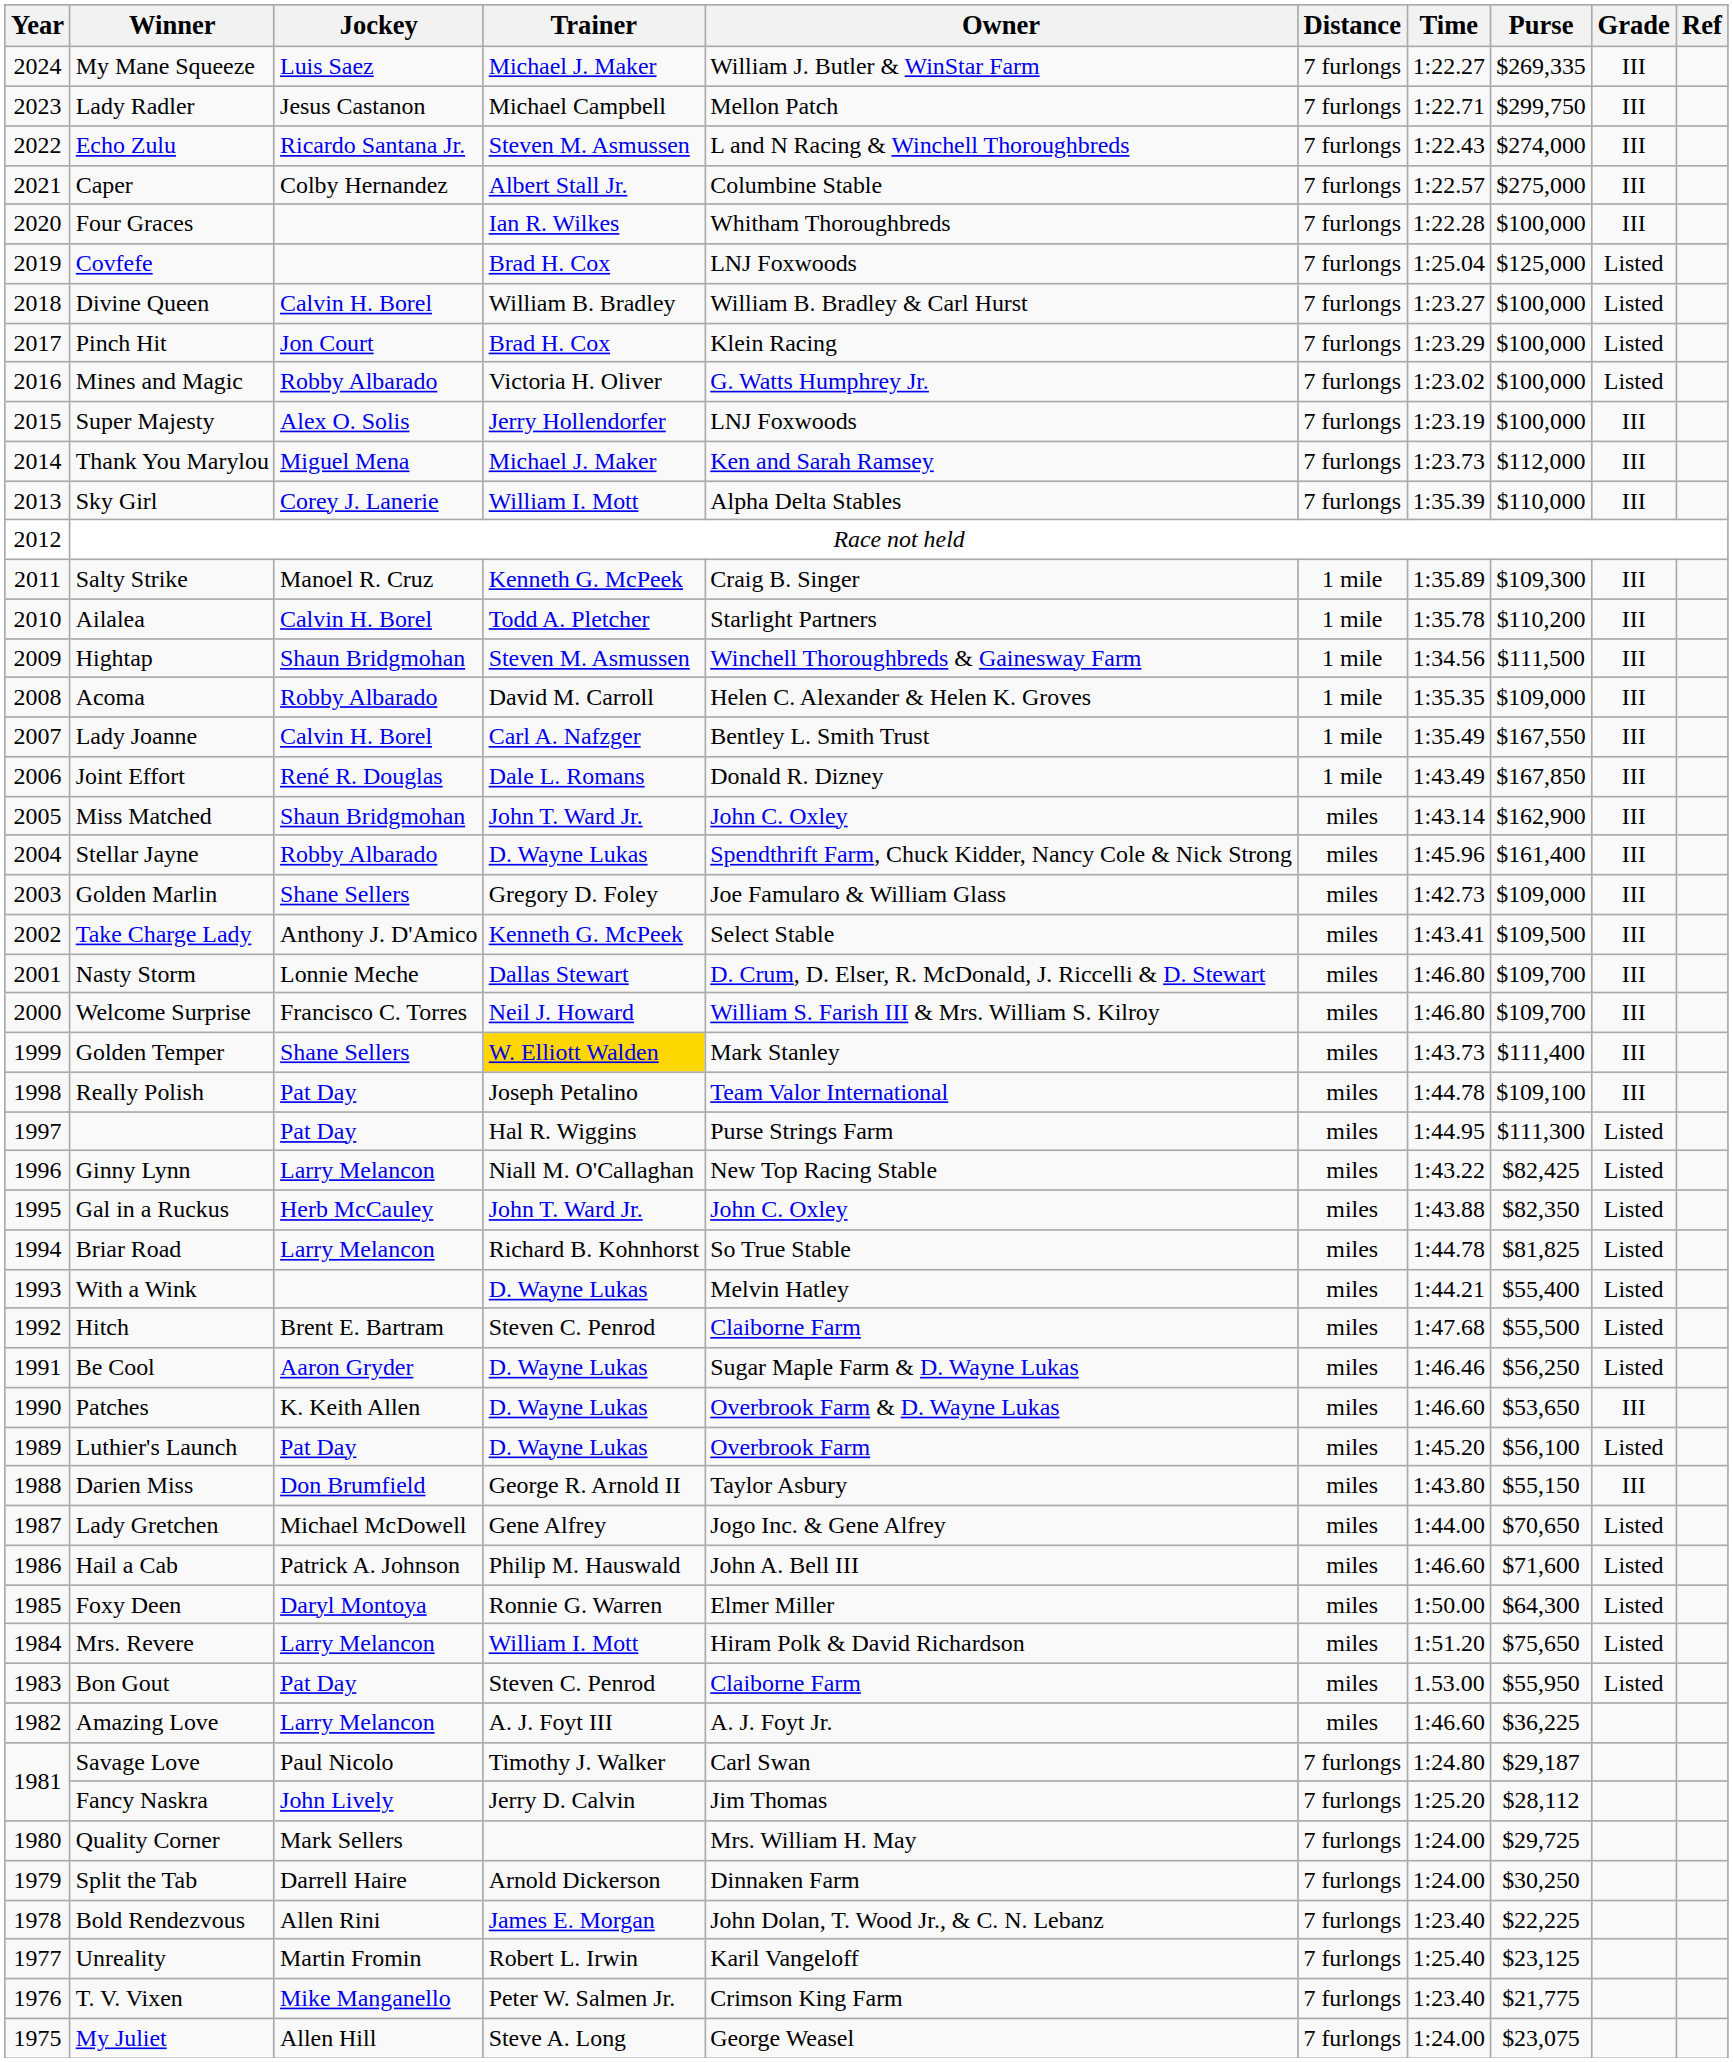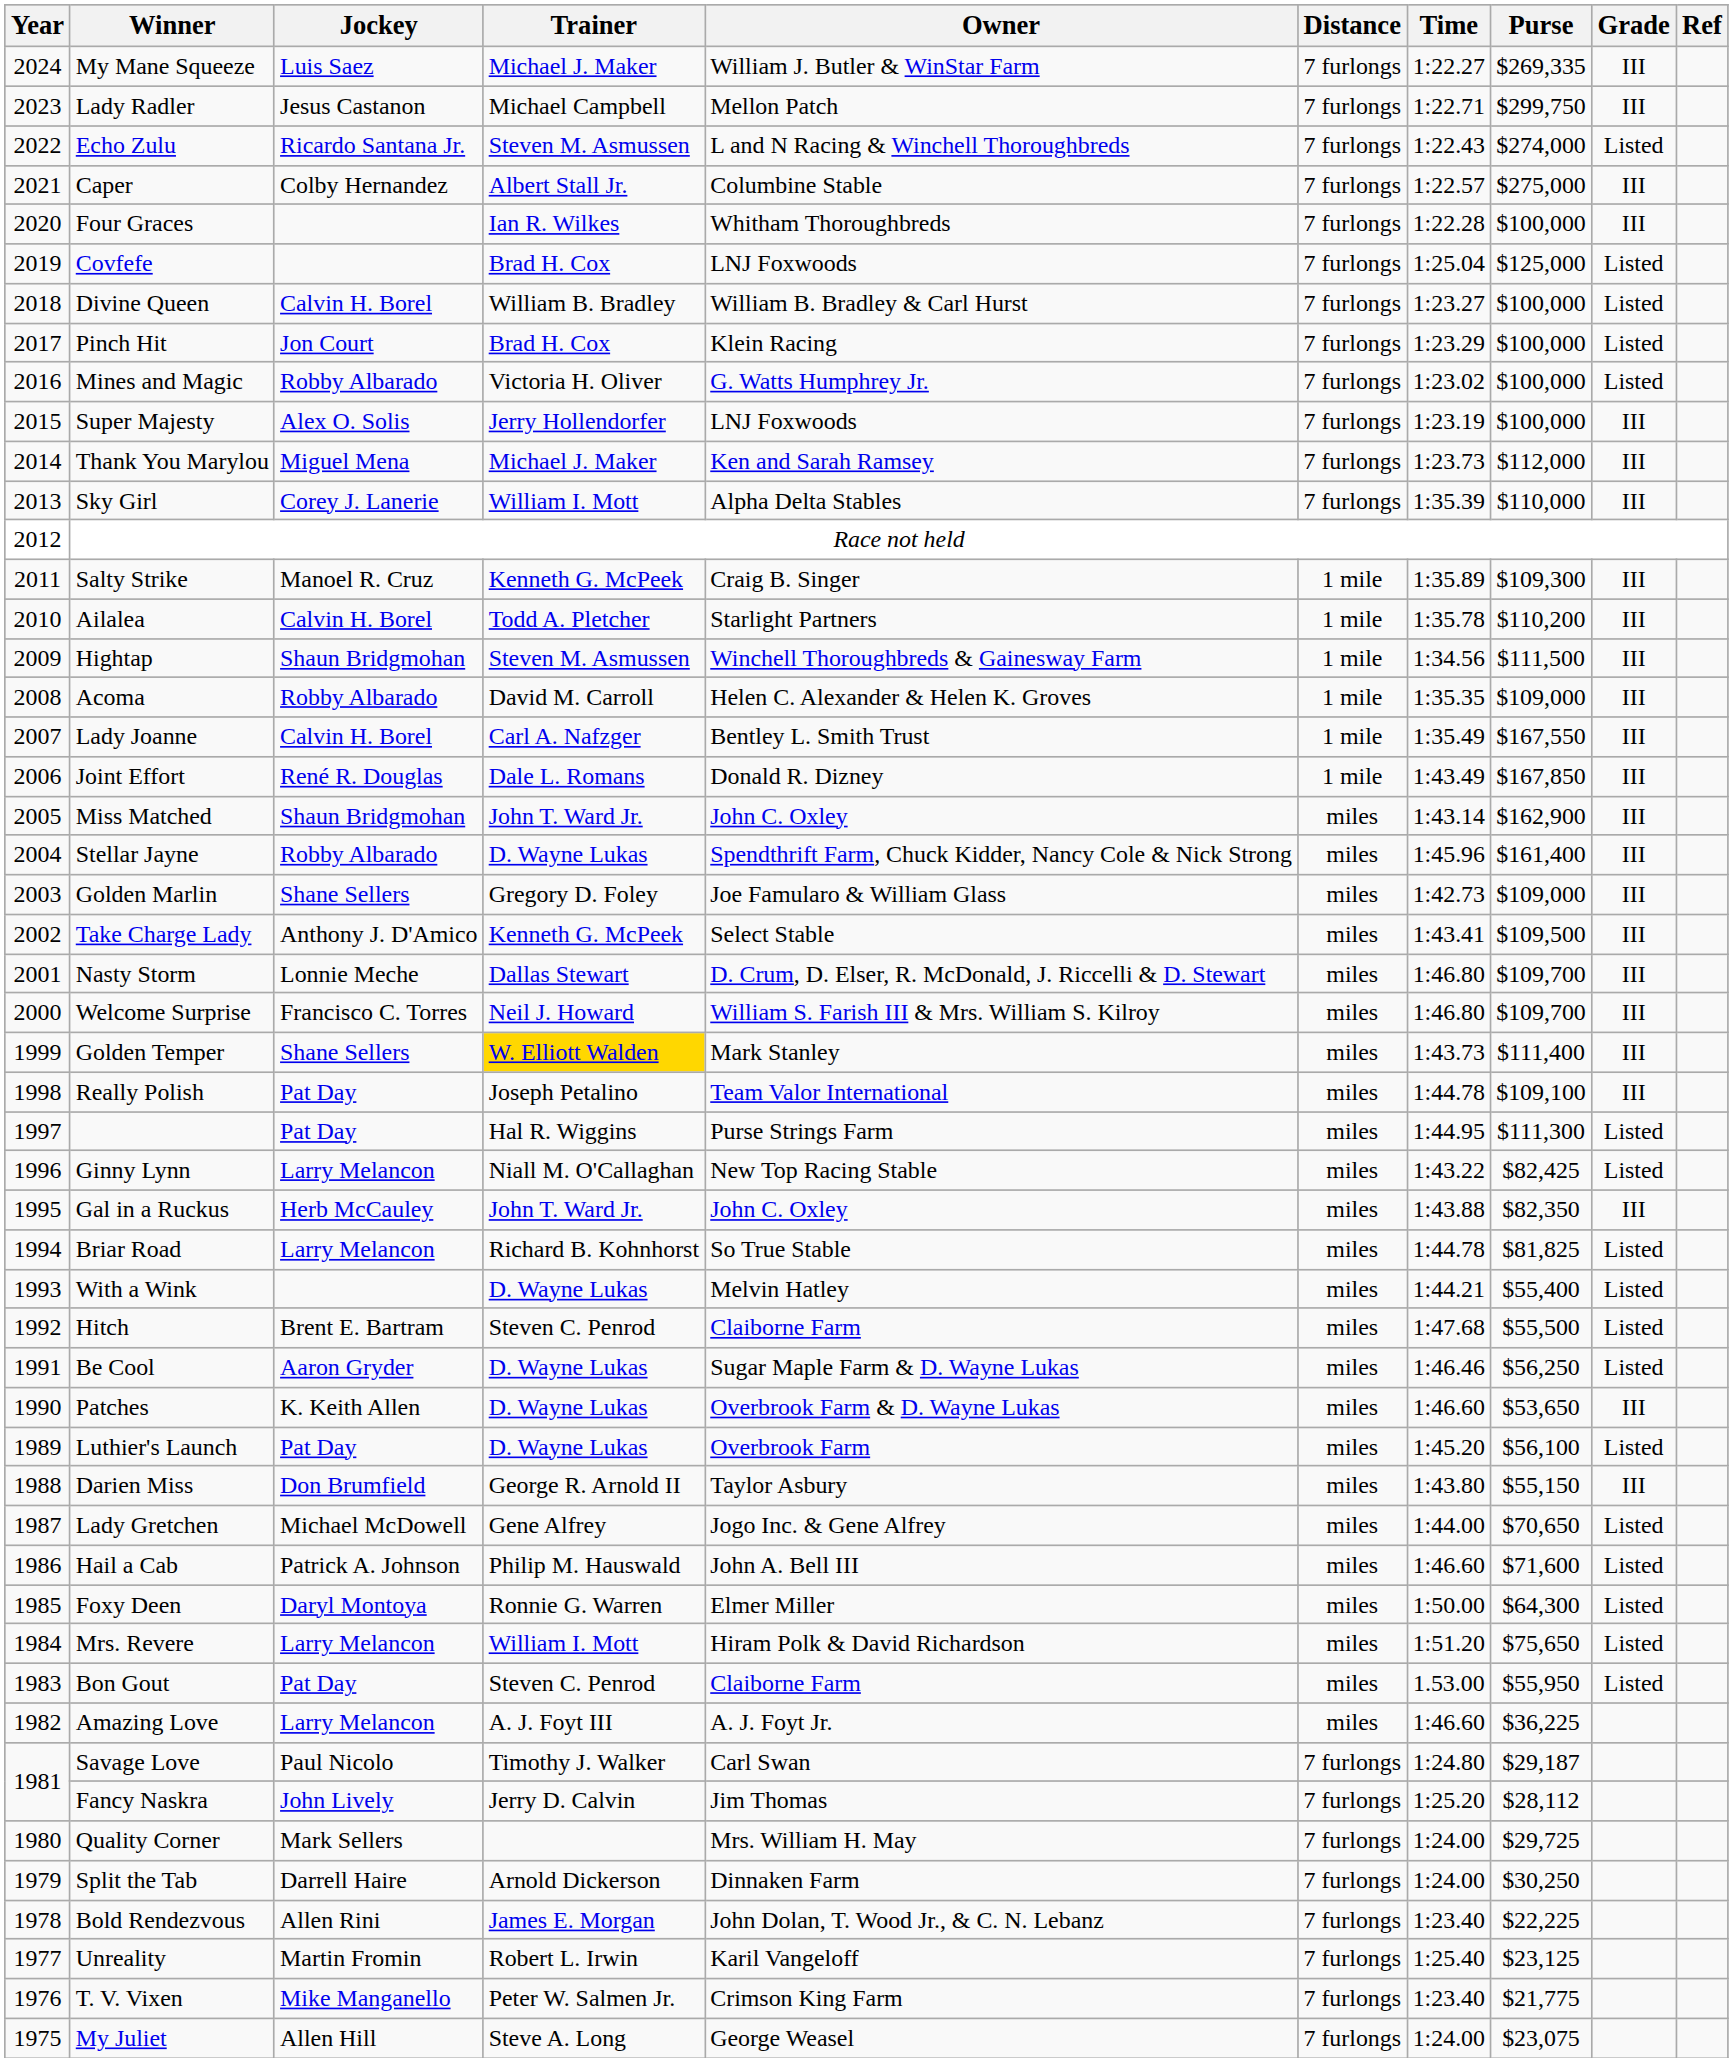(1634, 145) III -> (1634, 145) Listed
(1634, 1209) Listed -> (1634, 1209) III
